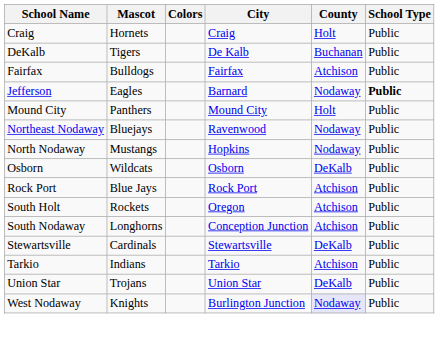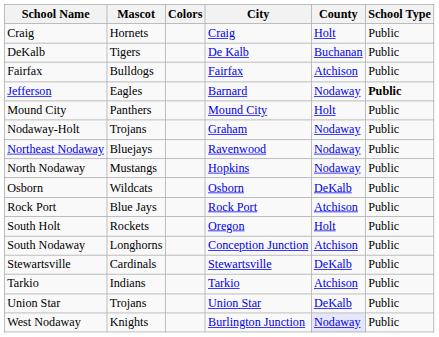+ row: (43, 129)
(336, 206) Atchison -> (325, 226) Holt
